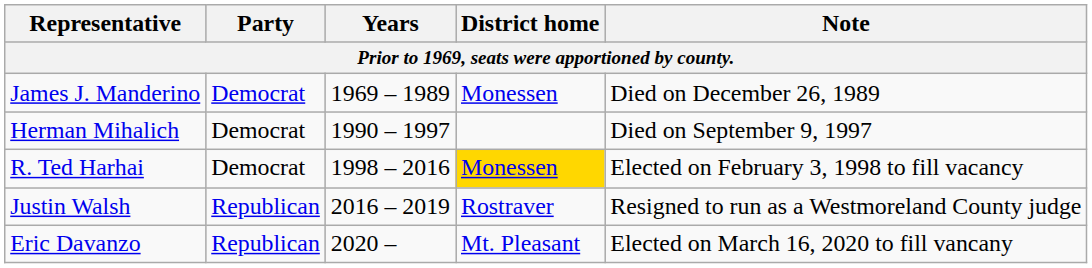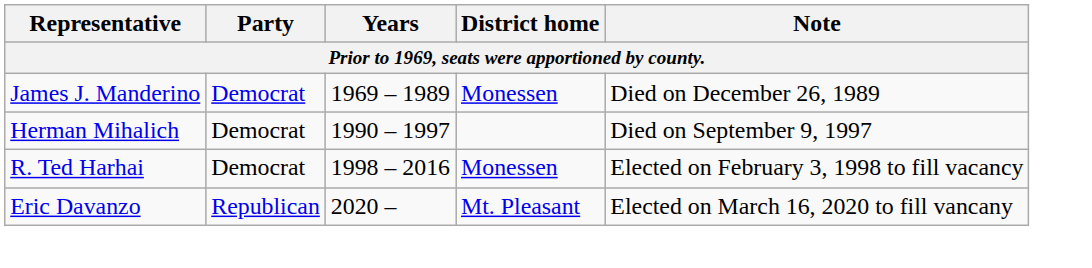(509, 168) gold background -> (509, 168) no background
- row: (70, 206)
